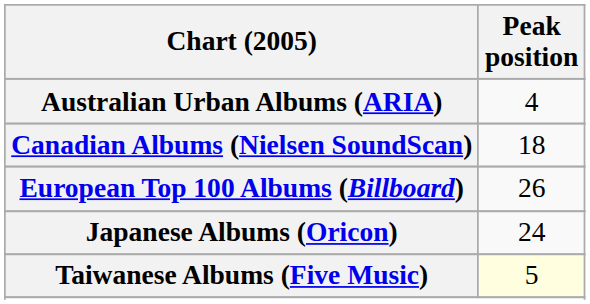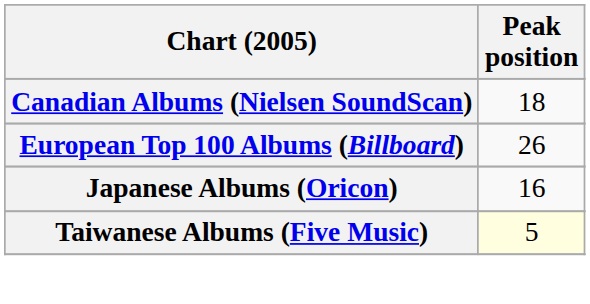- row: (242, 100)
(532, 231) 24 -> (532, 188) 16
